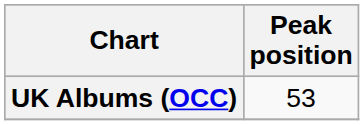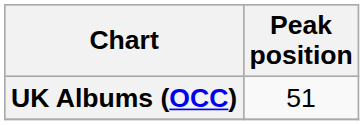(301, 97) 53 -> (301, 97) 51
